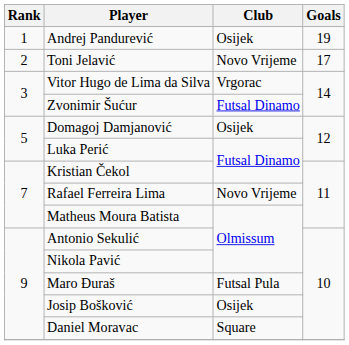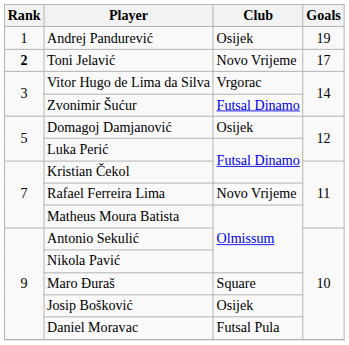(24, 60) normal -> (24, 60) bold
(248, 283) Futsal Pula -> (236, 283) Square
(236, 328) Square -> (248, 328) Futsal Pula
